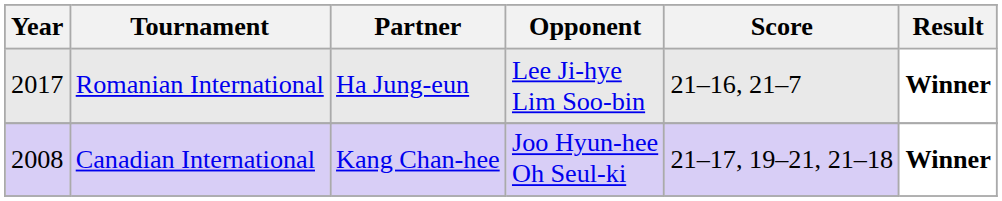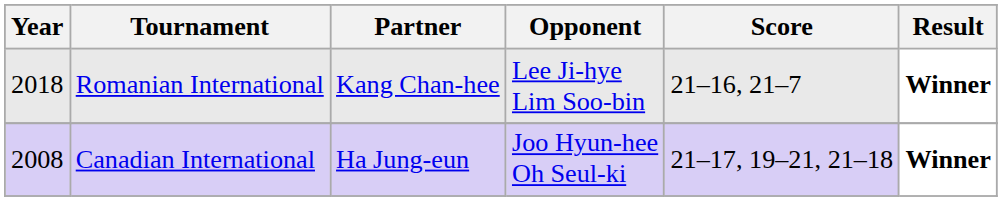(37, 85) 2017 -> (37, 85) 2018
(403, 85) Ha Jung-eun -> (418, 85) Kang Chan-hee
(418, 159) Kang Chan-hee -> (403, 159) Ha Jung-eun
